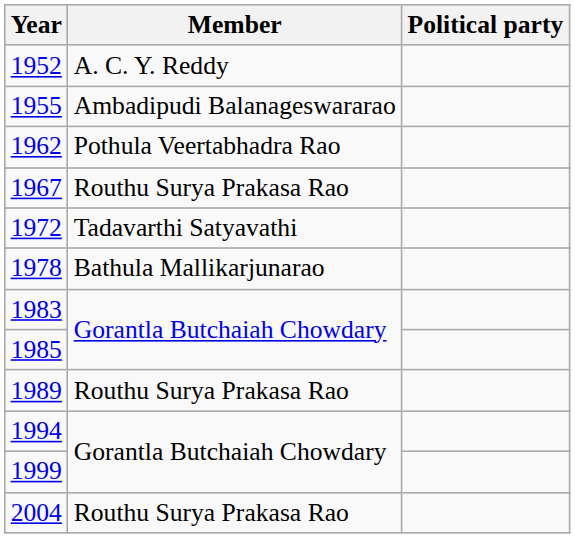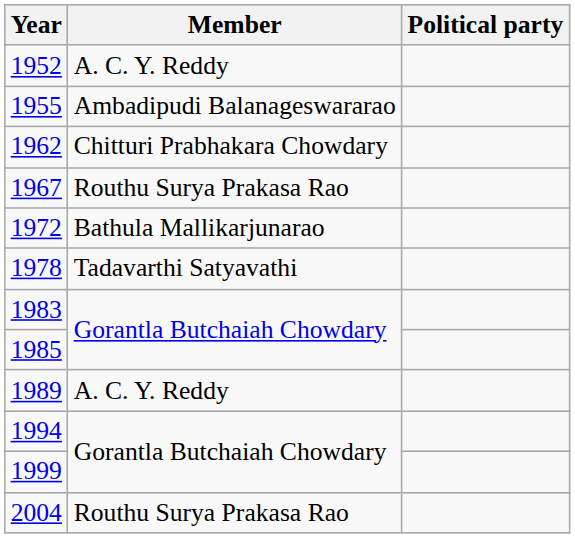(207, 146) Pothula Veertabhadra Rao -> (231, 146) Chitturi Prabhakara Chowdary
(185, 227) Tadavarthi Satyavathi -> (199, 227) Bathula Mallikarjunarao
(199, 268) Bathula Mallikarjunarao -> (185, 268) Tadavarthi Satyavathi
(211, 390) Routhu Surya Prakasa Rao -> (151, 390) A. C. Y. Reddy
